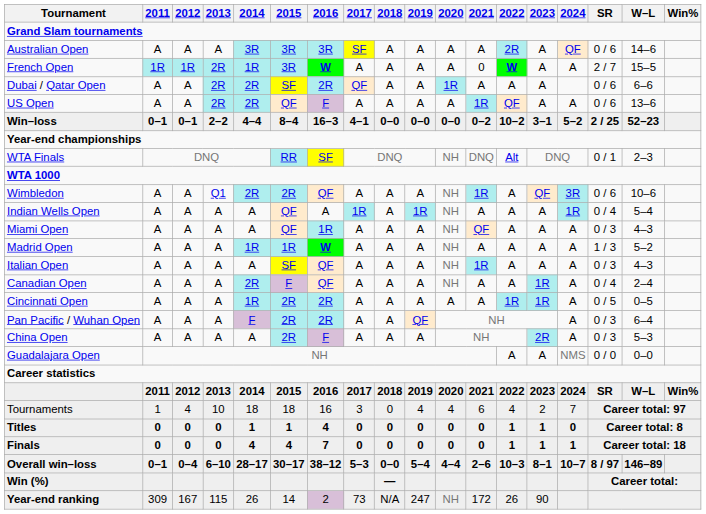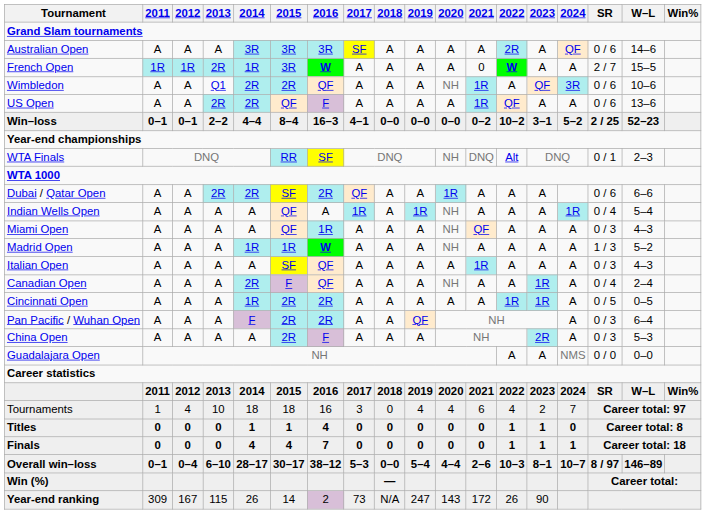rows swapped: (35, 193) <-> (56, 85)
(451, 265) NH -> (451, 265) A
(451, 499) NH -> (451, 499) 143
